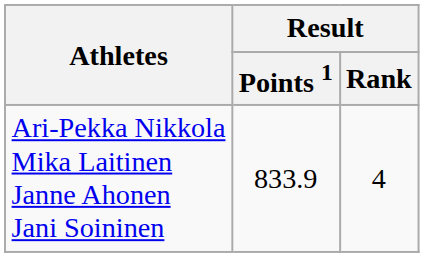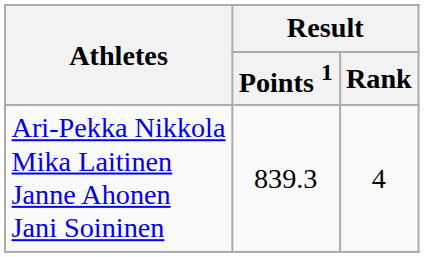(286, 178) 833.9 -> (286, 178) 839.3
